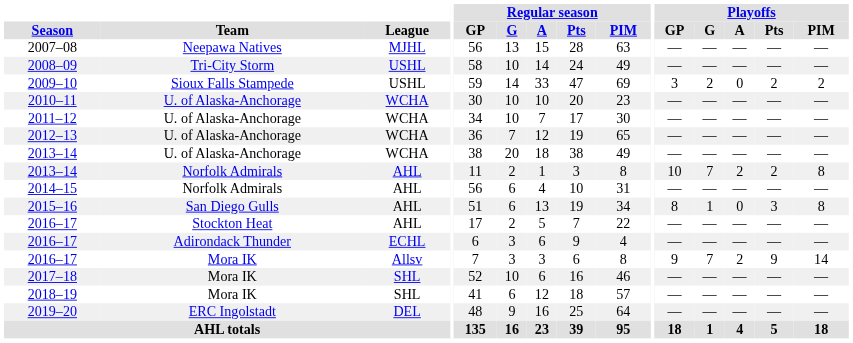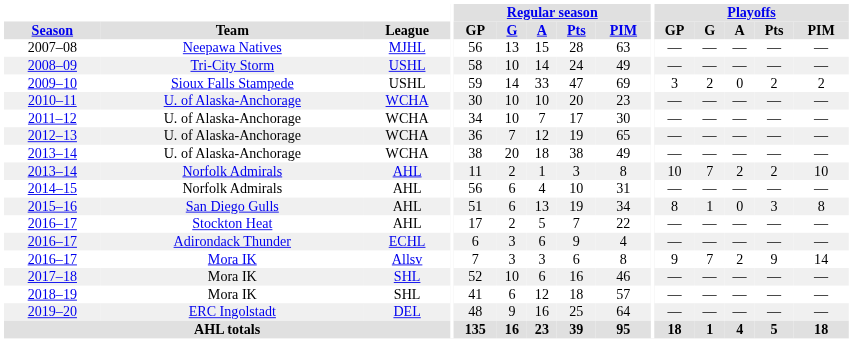(821, 171) 8 -> (821, 171) 10
